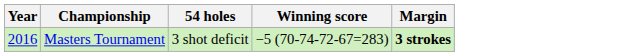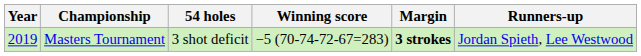+ column: (545, 16)
(23, 39) 2016 -> (23, 39) 2019
